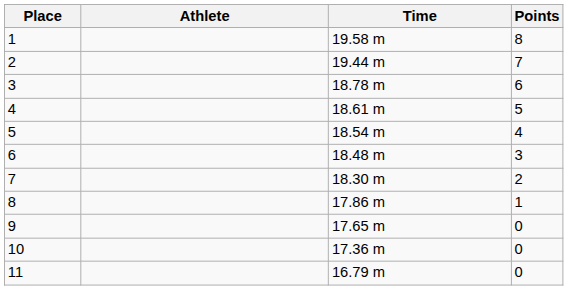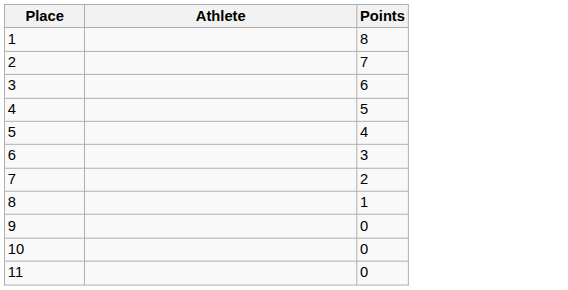- column: (420, 16)
